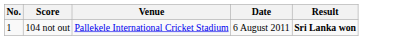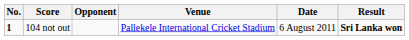+ column: (95, 12)
(9, 27) normal -> (9, 27) bold
